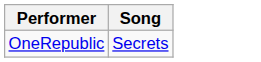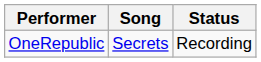+ column: (214, 17)
